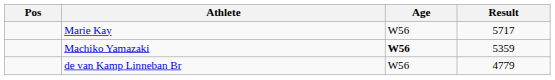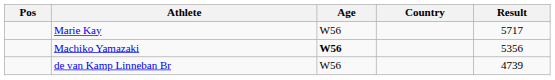+ column: (425, 13)
(504, 48) 5359 -> (512, 48) 5356
(504, 65) 4779 -> (512, 65) 4739
